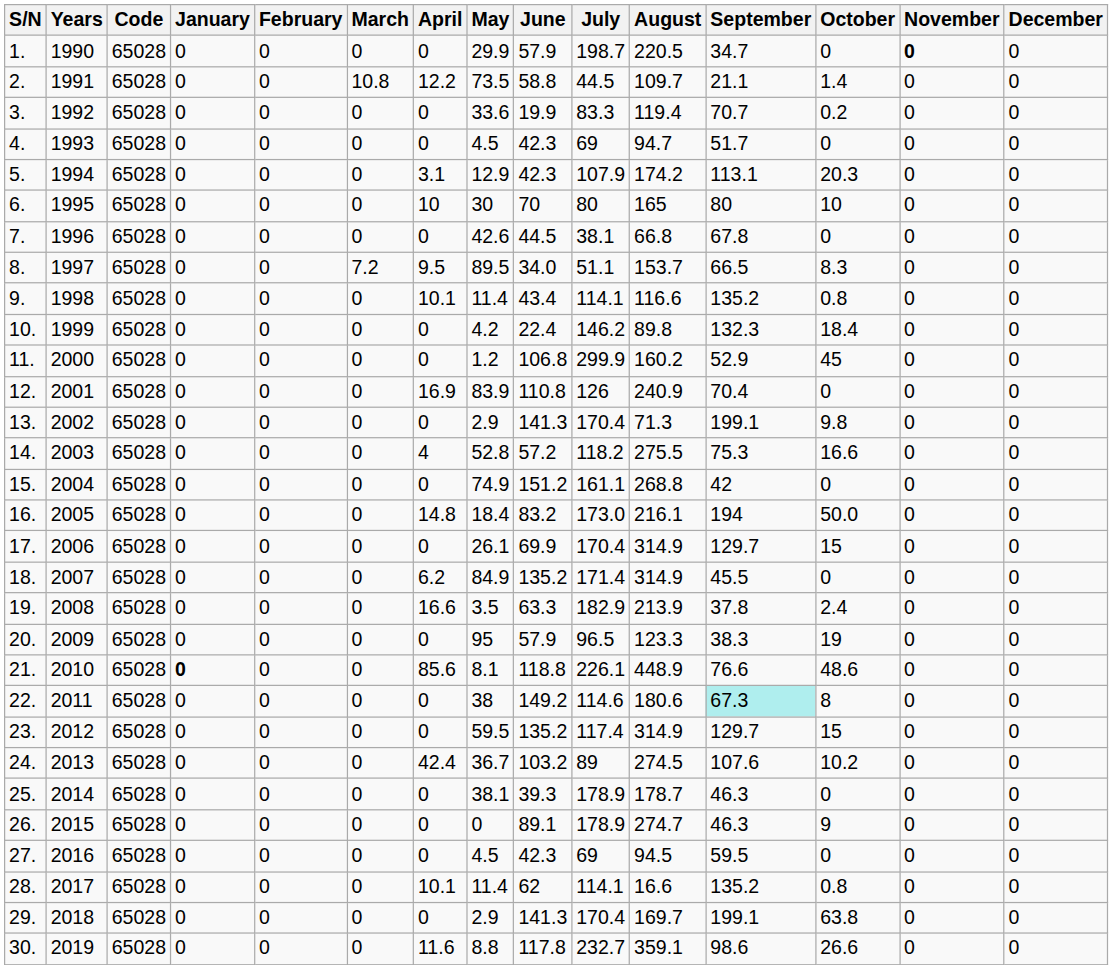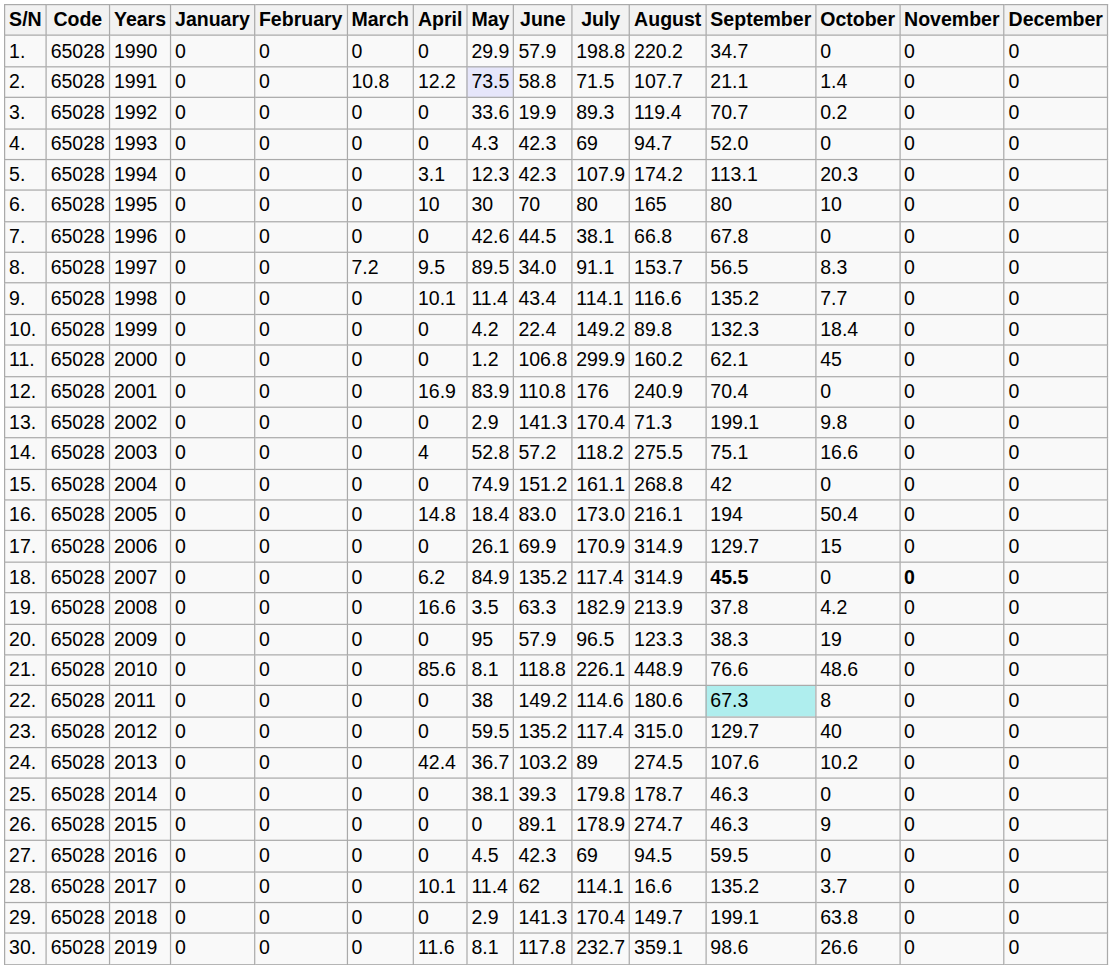columns swapped: (139, 19) <-> (77, 19)
(601, 50) 198.7 -> (601, 50) 198.8
(659, 50) 220.5 -> (659, 50) 220.2
(910, 50) bold -> (910, 50) normal
(490, 81) no background -> (490, 81) lavender background
(595, 81) 44.5 -> (595, 81) 71.5
(659, 81) 109.7 -> (659, 81) 107.7
(595, 112) 83.3 -> (595, 112) 89.3
(485, 143) 4.5 -> (485, 143) 4.3
(729, 143) 51.7 -> (729, 143) 52.0
(490, 174) 12.9 -> (490, 174) 12.3
(595, 267) 51.1 -> (595, 267) 91.1
(729, 267) 66.5 -> (729, 267) 56.5
(834, 298) 0.8 -> (834, 298) 7.7
(601, 329) 146.2 -> (601, 329) 149.2
(729, 360) 52.9 -> (729, 360) 62.1
(593, 391) 126 -> (593, 391) 176
(729, 453) 75.3 -> (729, 453) 75.1
(537, 515) 83.2 -> (537, 515) 83.0
(839, 515) 50.0 -> (839, 515) 50.4
(601, 546) 170.4 -> (601, 546) 170.9
(601, 577) 171.4 -> (600, 577) 117.4
(729, 577) normal -> (729, 577) bold
(910, 577) normal -> (910, 577) bold
(834, 608) 2.4 -> (834, 608) 4.2
(180, 670) bold -> (180, 670) normal
(659, 732) 314.9 -> (659, 732) 315.0
(831, 732) 15 -> (831, 732) 40
(601, 793) 178.9 -> (601, 793) 179.8
(834, 886) 0.8 -> (834, 886) 3.7
(659, 917) 169.7 -> (659, 917) 149.7
(485, 948) 8.8 -> (485, 948) 8.1
